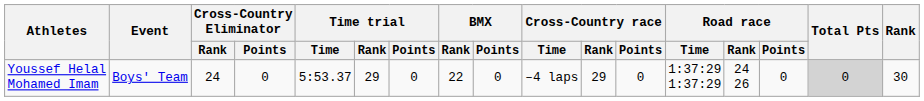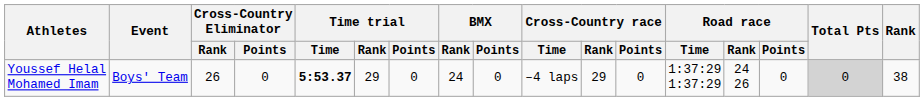(213, 78) 24 -> (213, 78) 26
(325, 78) normal -> (325, 78) bold
(456, 78) 22 -> (456, 78) 24
(901, 78) 30 -> (901, 78) 38
